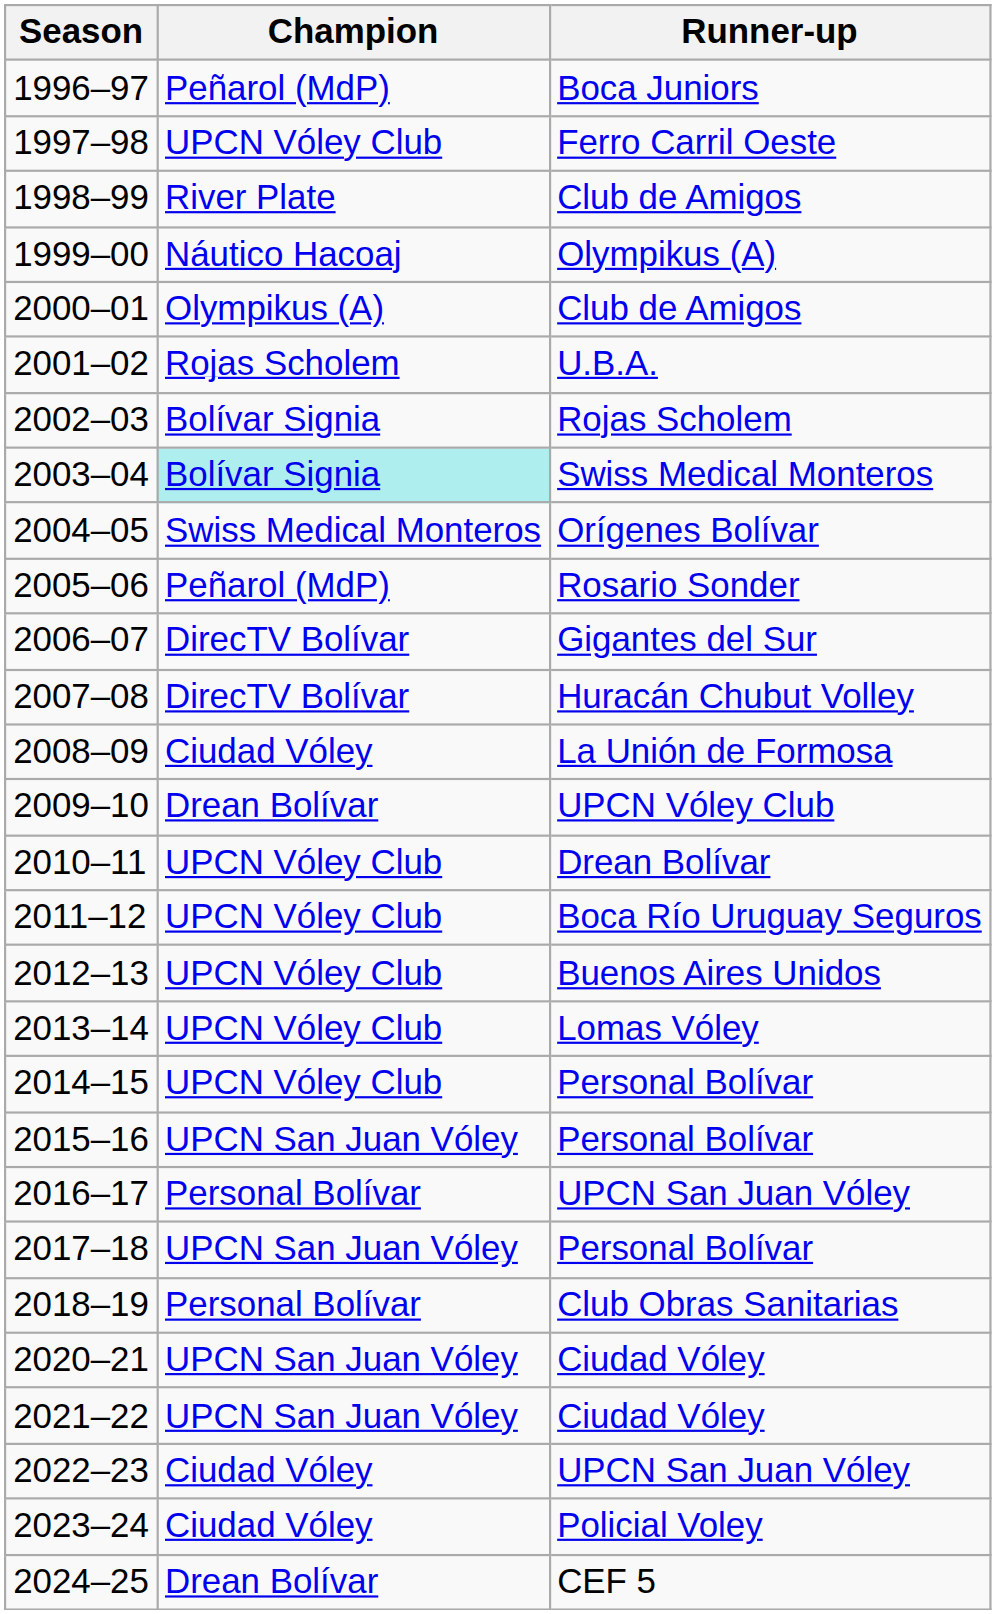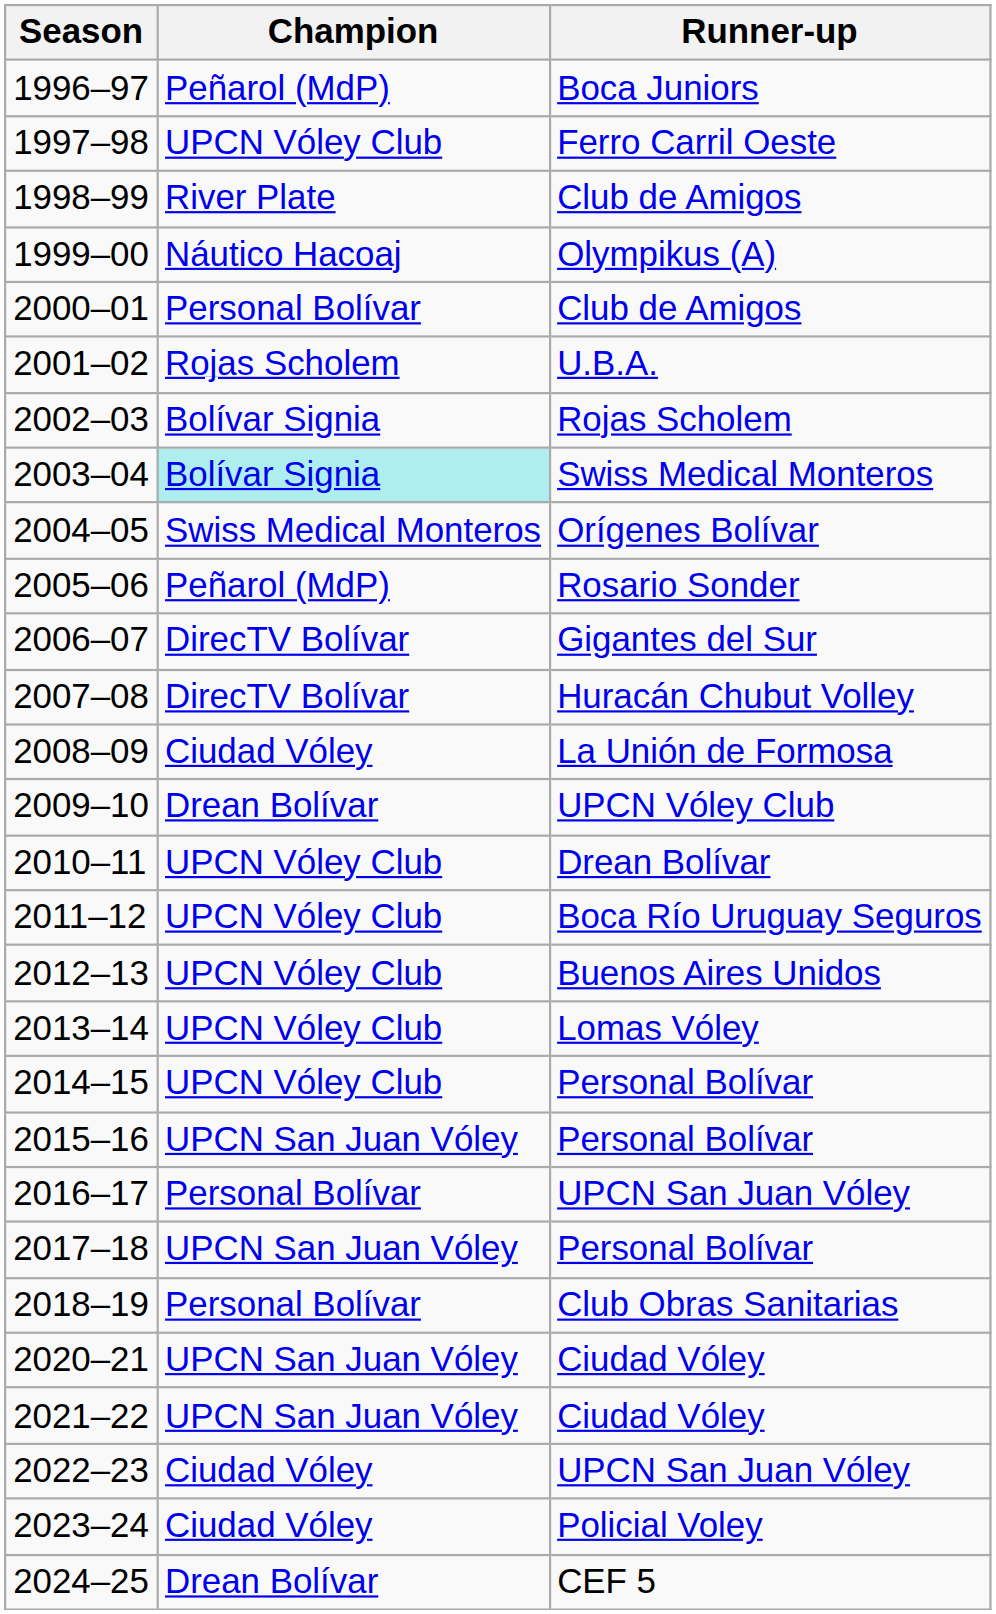(275, 308) Olympikus (A) -> (293, 308) Personal Bolívar
